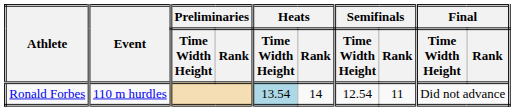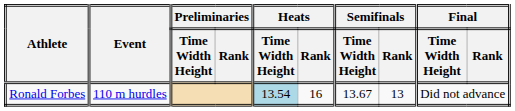(316, 94) 14 -> (316, 94) 16
(357, 94) 12.54 -> (357, 94) 13.67
(397, 94) 11 -> (397, 94) 13
